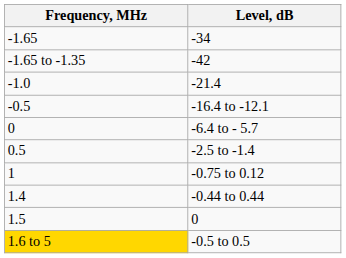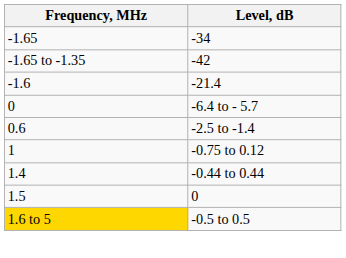(19, 83) -1.0 -> (19, 83) -1.6
- row: (230, 106)
(17, 151) 0.5 -> (17, 128) 0.6
